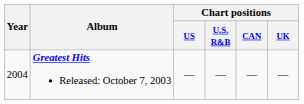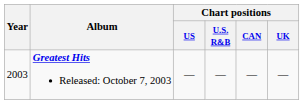(17, 74) 2004 -> (17, 74) 2003
